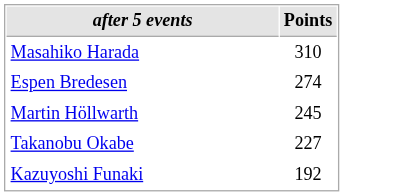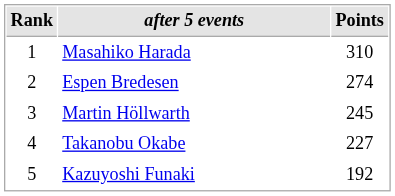+ column: (32, 21)
